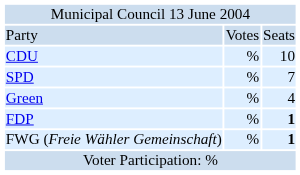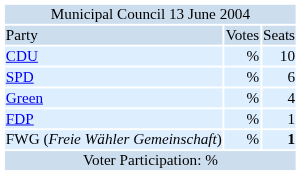(291, 77) 7 -> (291, 77) 6
(291, 118) bold -> (291, 118) normal
